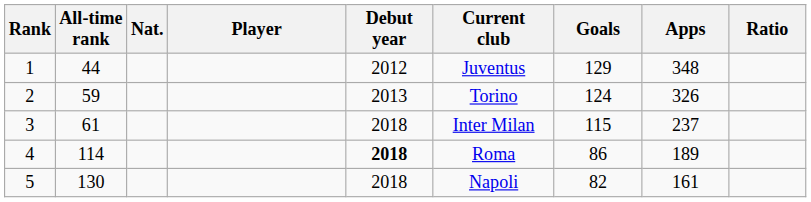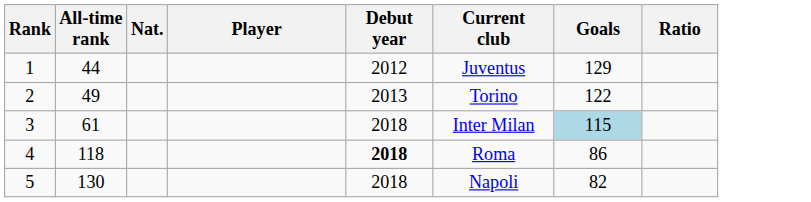- column: (685, 29)
(91, 96) 59 -> (91, 96) 49
(598, 96) 124 -> (598, 96) 122
(598, 125) no background -> (598, 125) lightblue background
(91, 153) 114 -> (91, 153) 118
